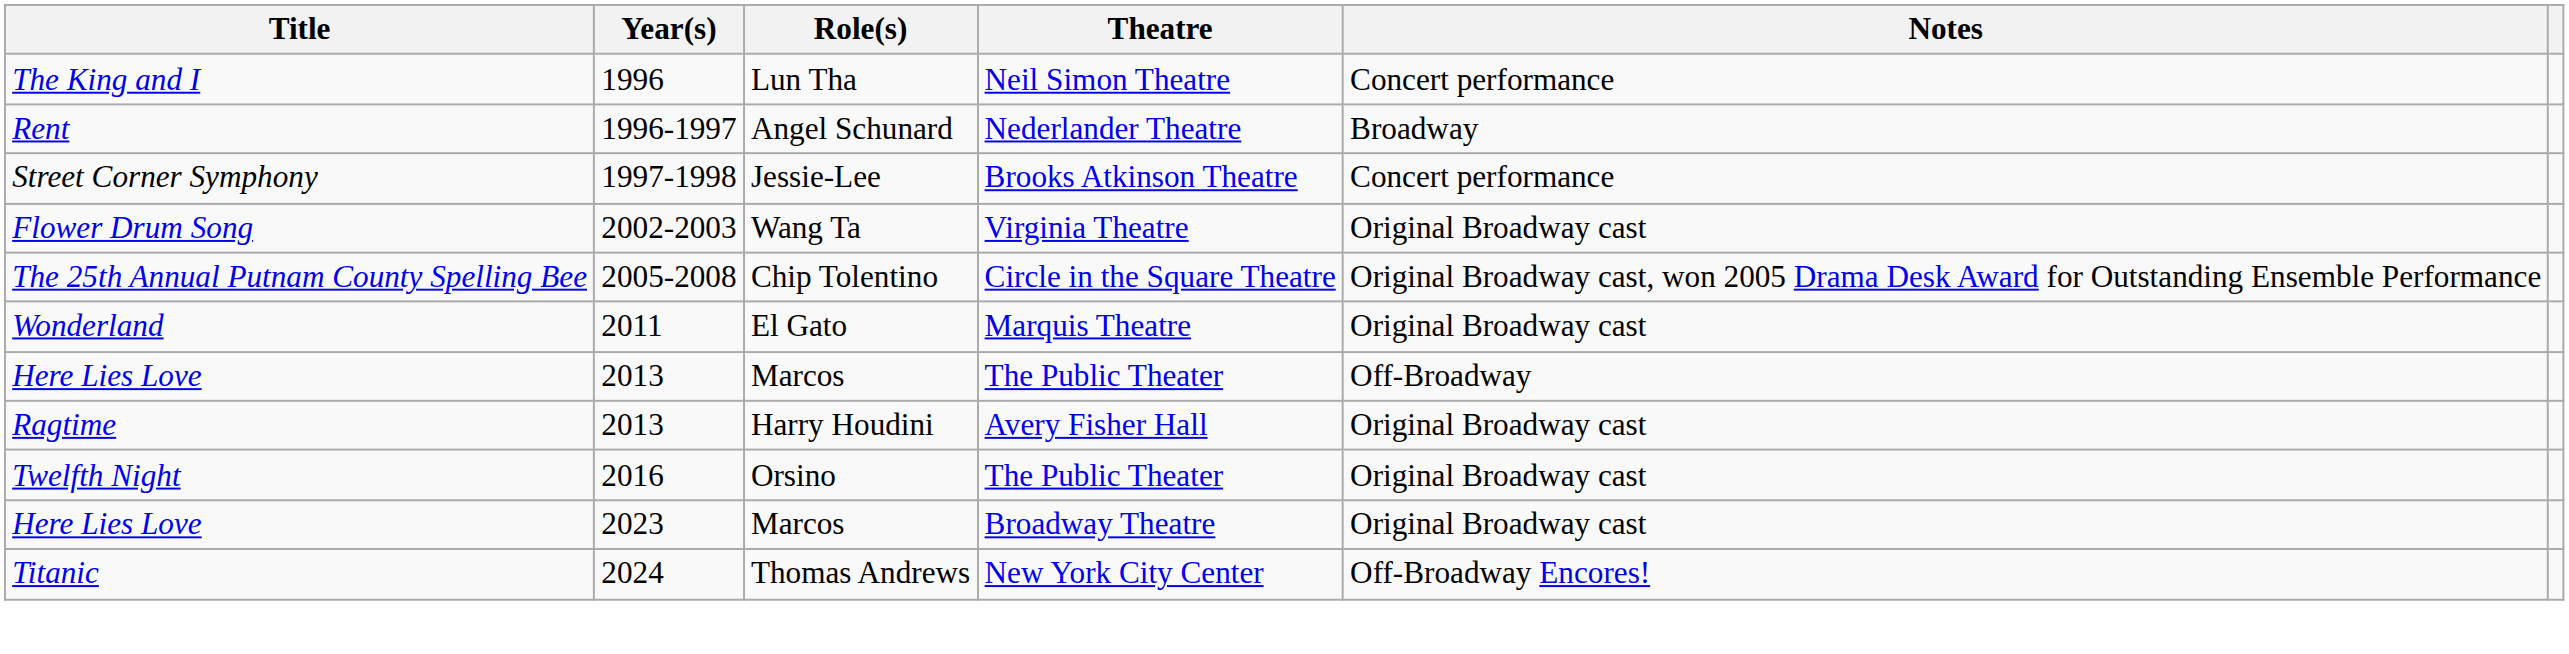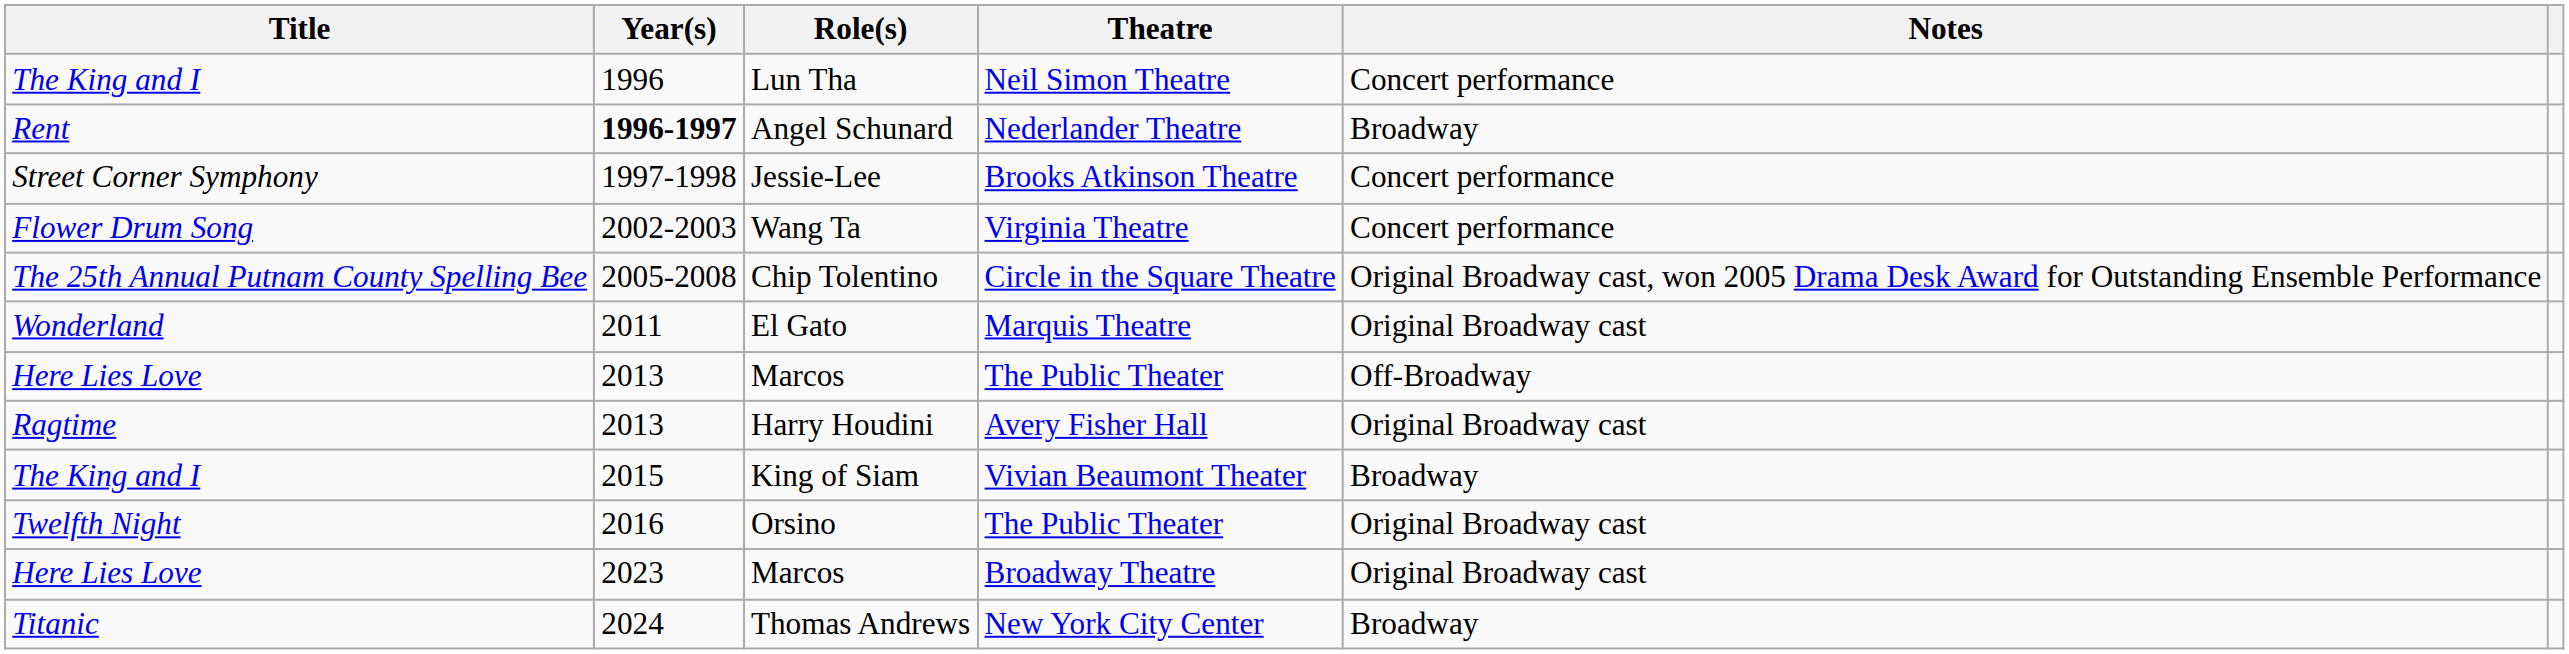(669, 128) normal -> (669, 128) bold
(1498, 227) Original Broadway cast -> (1482, 227) Concert performance
+ row: (835, 474)
(1500, 573) Off-Broadway Encores! -> (1414, 623) Broadway
